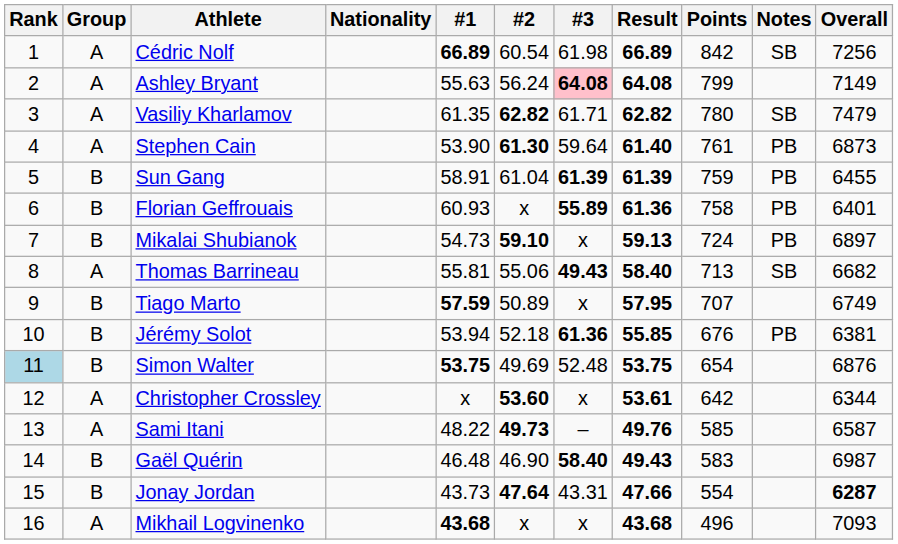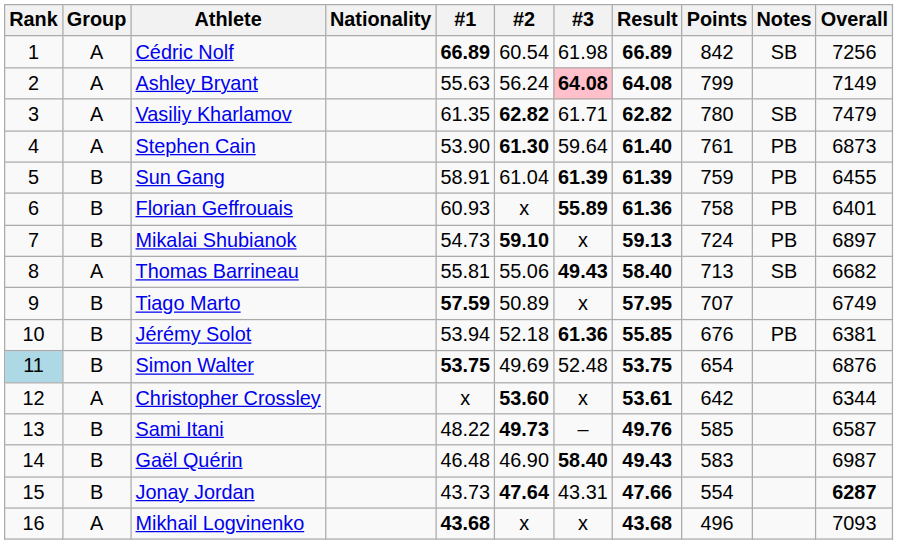(97, 429) A -> (97, 429) B
